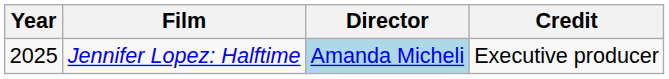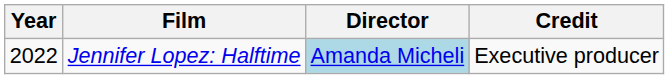(34, 55) 2025 -> (34, 55) 2022
